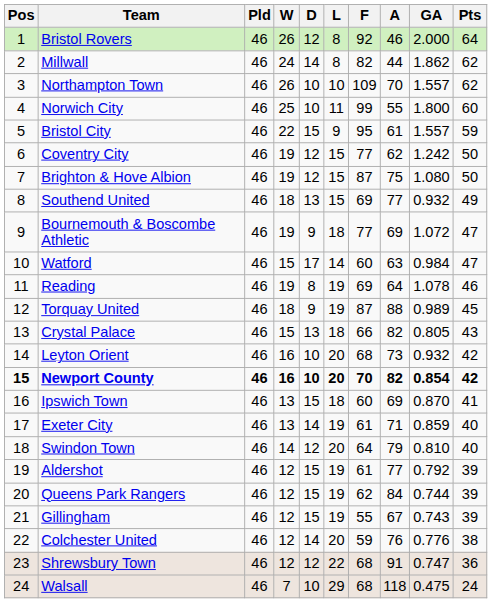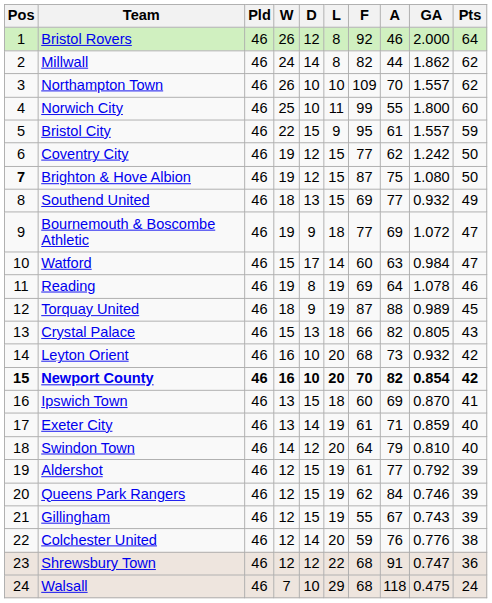(21, 177) normal -> (21, 177) bold
(431, 494) 0.744 -> (431, 494) 0.746
